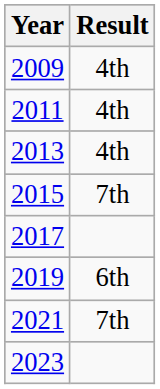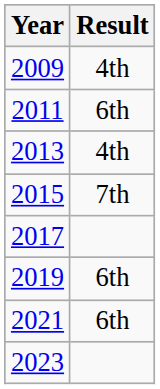(112, 109) 4th -> (112, 109) 6th
(112, 320) 7th -> (112, 320) 6th
